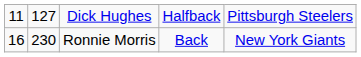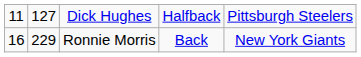(44, 39) 230 -> (44, 39) 229
